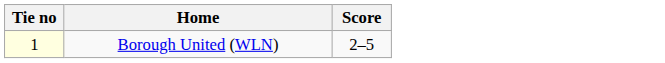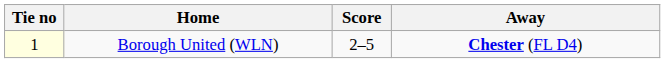+ column: (525, 17)
